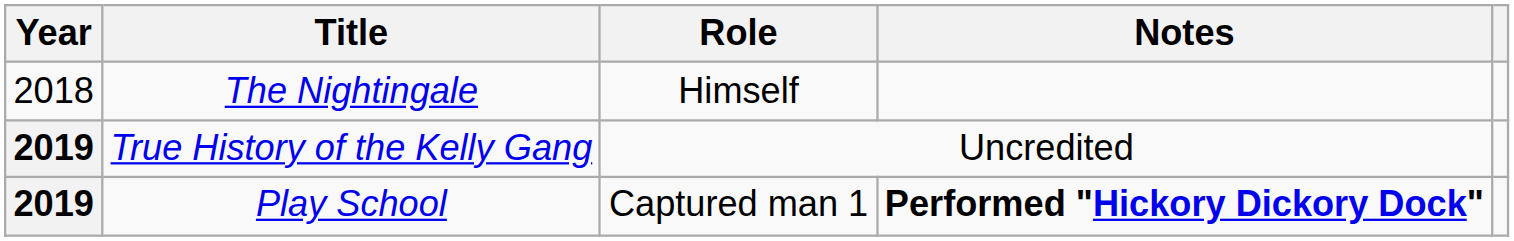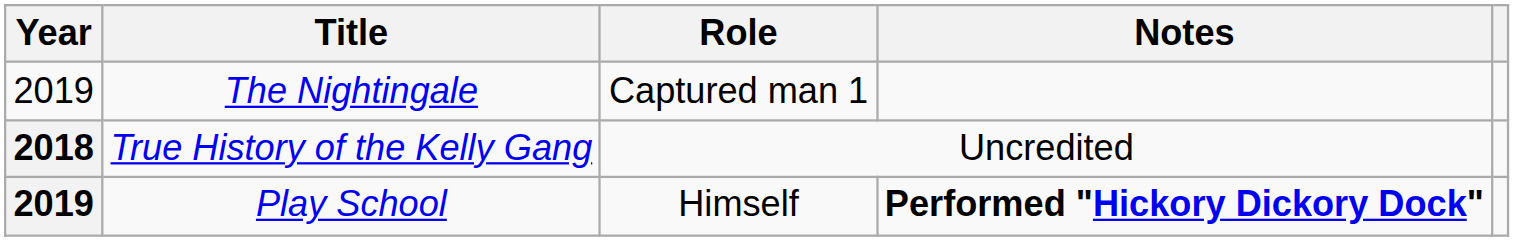(54, 90) 2018 -> (54, 90) 2019
(739, 90) Himself -> (739, 90) Captured man 1
(54, 147) 2019 -> (54, 147) 2018
(739, 205) Captured man 1 -> (739, 205) Himself
